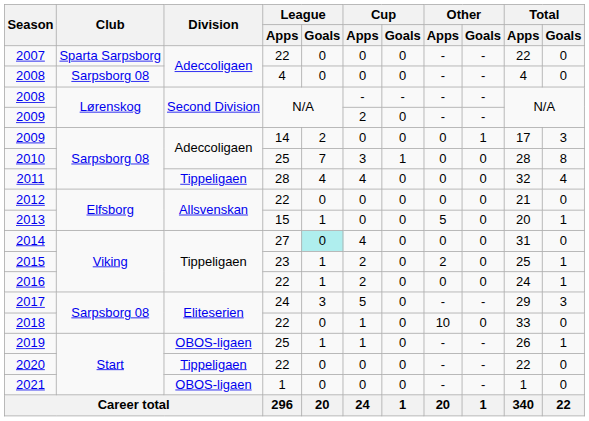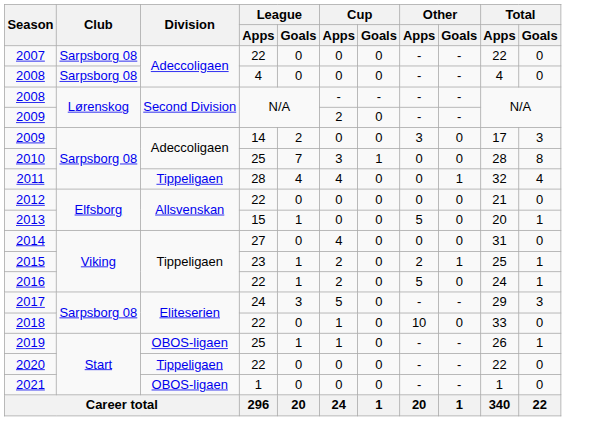(110, 55) Sparta Sarpsborg -> (98, 55) Sarpsborg 08
(443, 138) 0 -> (419, 138) 3
(483, 138) 1 -> (459, 138) 0
(483, 179) 0 -> (459, 179) 1
(322, 240) paleturquoise background -> (299, 240) no background
(483, 261) 0 -> (459, 261) 1
(443, 281) 0 -> (419, 281) 5
